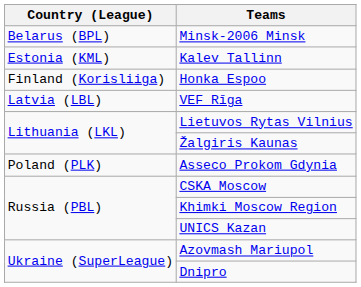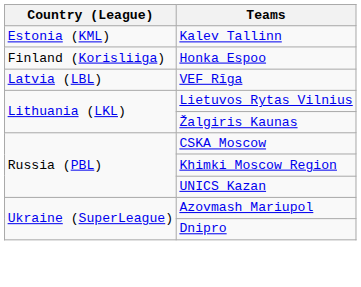- row: (242, 37)
- row: (258, 165)
